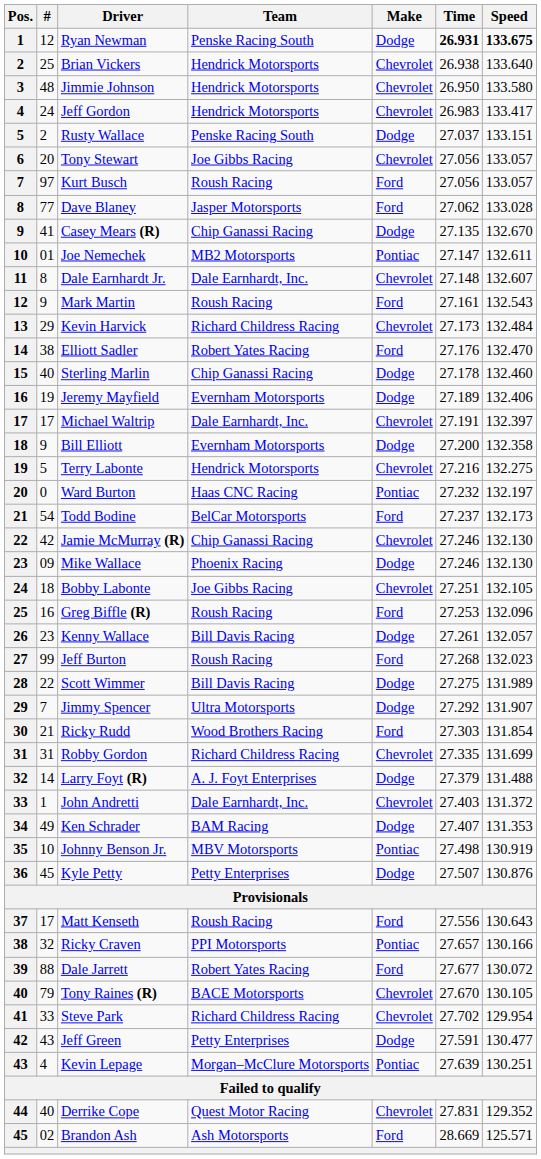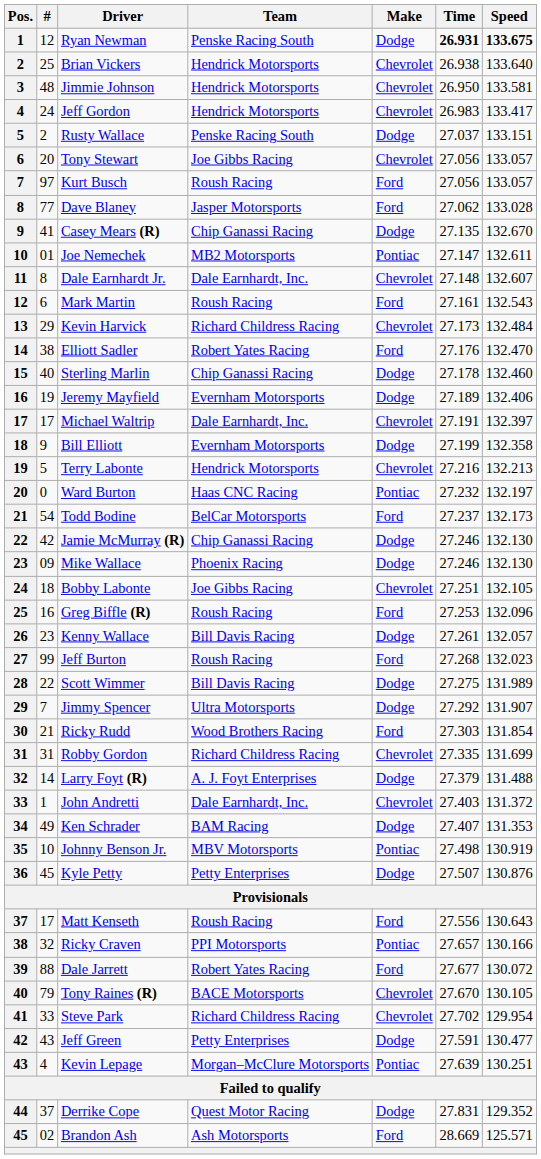(509, 88) 133.580 -> (509, 88) 133.581
(43, 302) 9 -> (43, 302) 6
(459, 445) 27.200 -> (459, 445) 27.199
(509, 468) 132.275 -> (509, 468) 132.213
(404, 540) Chevrolet -> (395, 540) Dodge
(47, 1111) 40 -> (47, 1111) 37
(404, 1111) Chevrolet -> (395, 1111) Dodge
